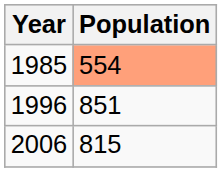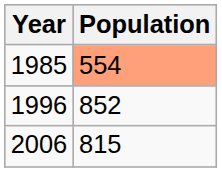(100, 105) 851 -> (100, 105) 852
